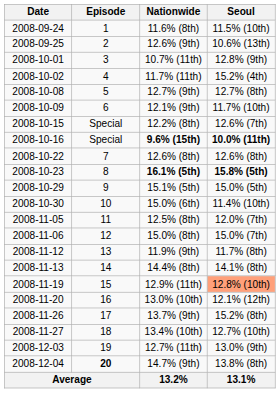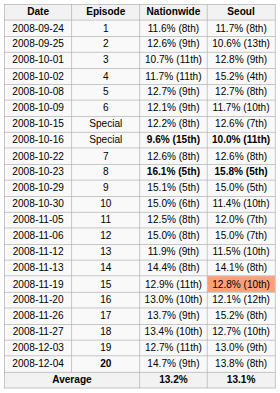(241, 28) 11.5% (10th) -> (241, 28) 11.7% (8th)
(241, 252) 11.7% (8th) -> (241, 252) 11.5% (10th)
